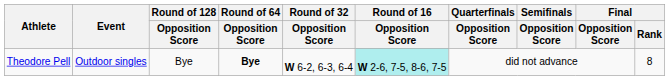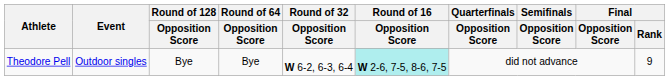(251, 62) bold -> (251, 62) normal
(649, 62) 8 -> (649, 62) 9
